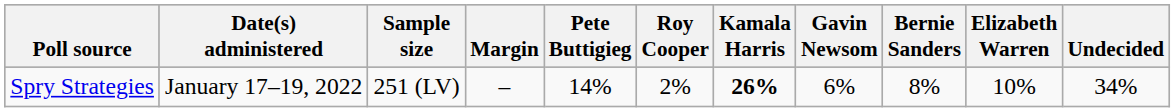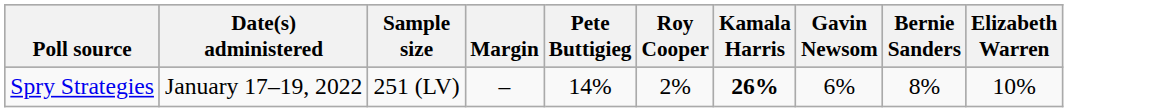- column: (1116, 49)
